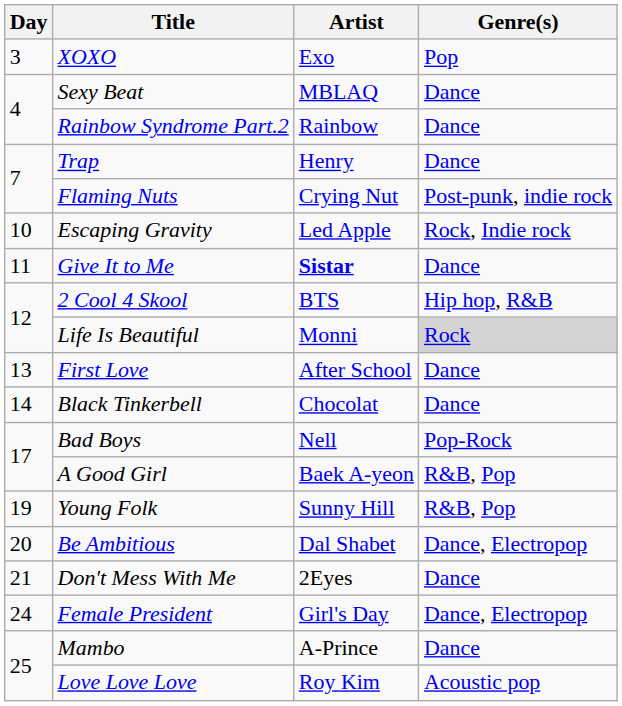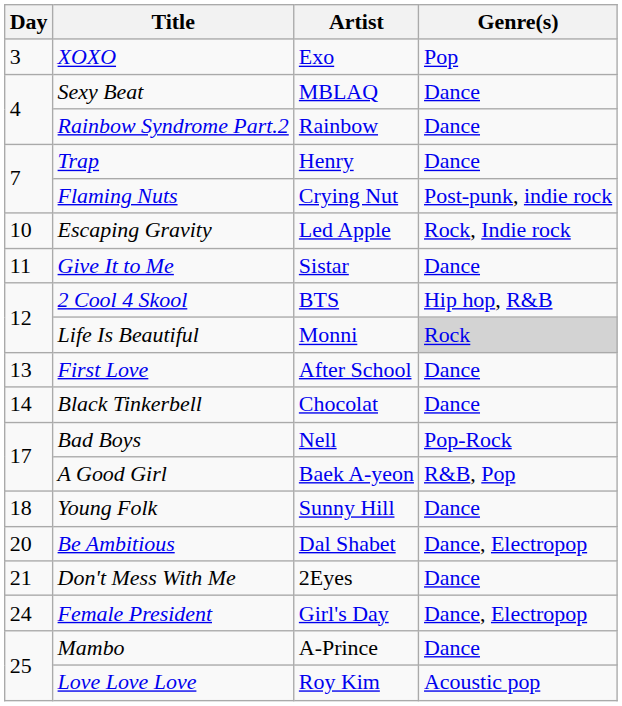(326, 265) bold -> (324, 265) normal
(21, 508) 19 -> (21, 508) 18
(470, 508) R&B, Pop -> (452, 508) Dance
